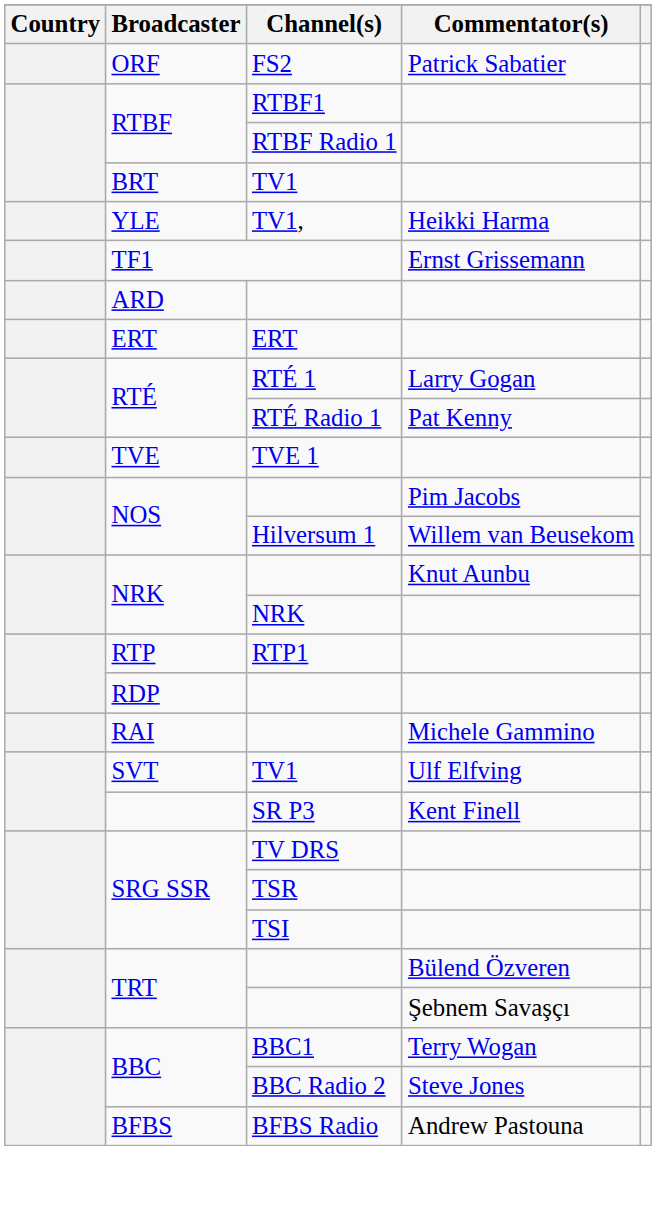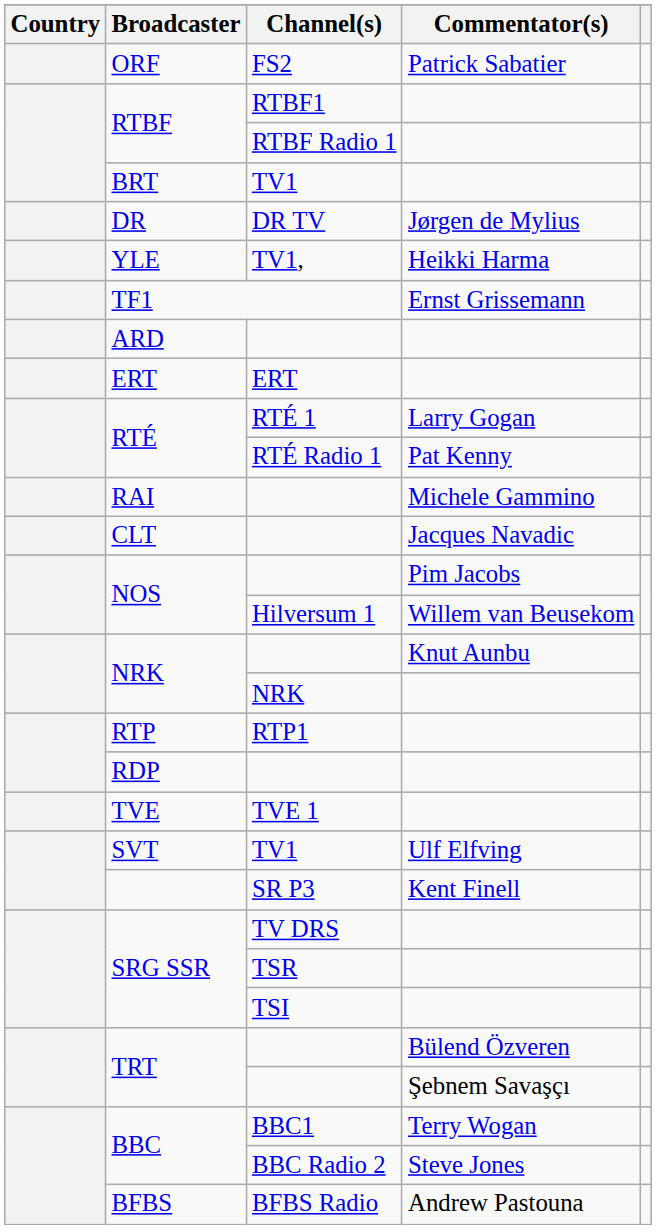+ row: (129, 220)
rows swapped: (133, 732) <-> (136, 456)
+ row: (134, 535)
